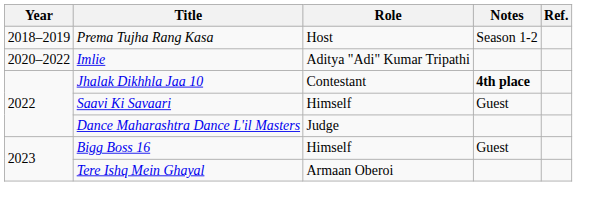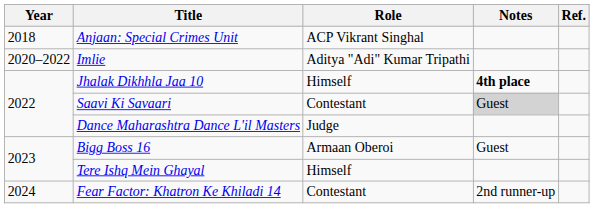- row: (145, 37)
+ row: (157, 37)
(336, 81) Contestant -> (329, 81) Himself
(329, 103) Himself -> (336, 103) Contestant
(492, 103) no background -> (492, 103) lightgrey background
(329, 147) Himself -> (350, 147) Armaan Oberoi
(350, 170) Armaan Oberoi -> (329, 170) Himself
+ row: (179, 192)
